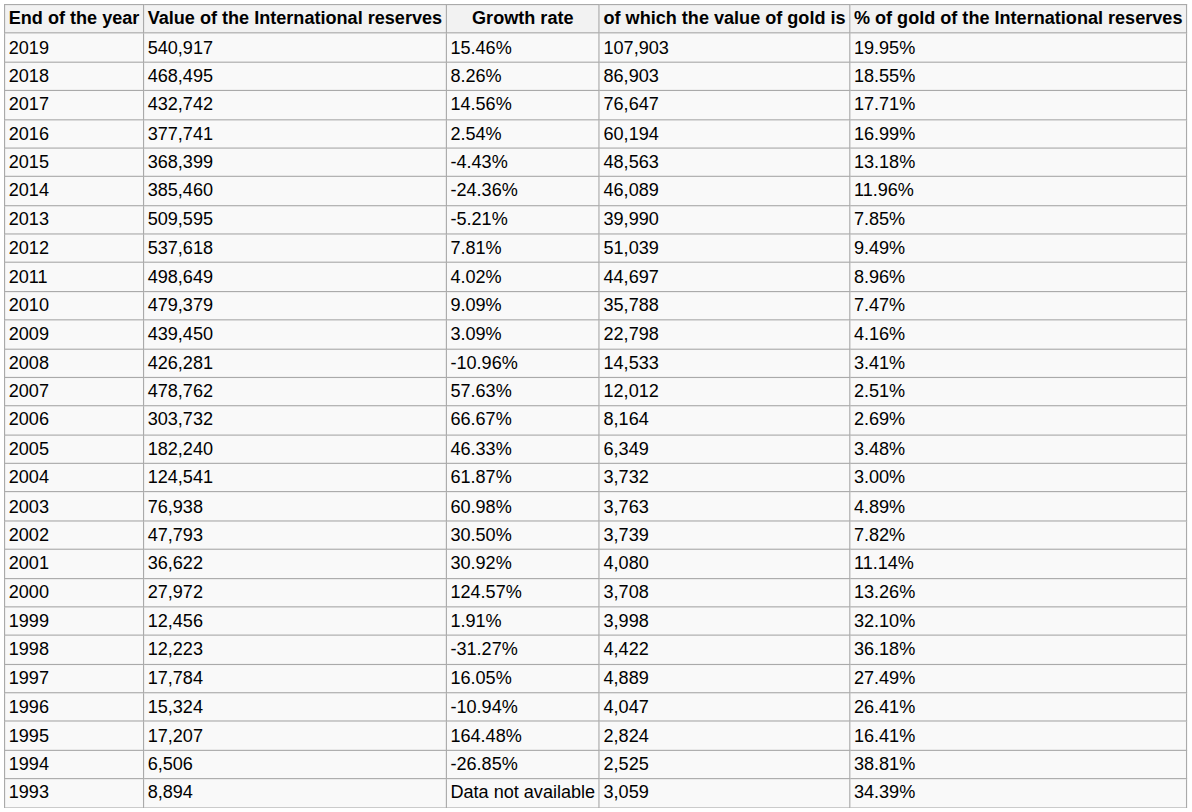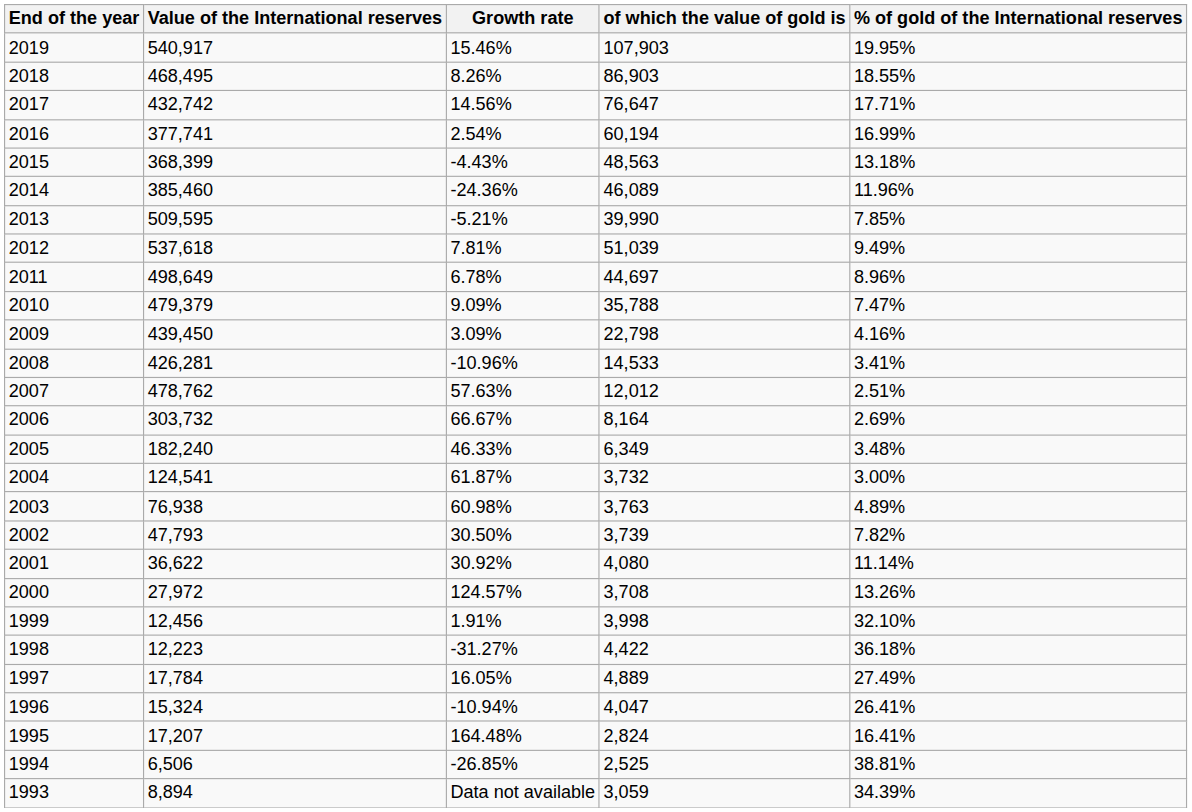(476, 276) 4.02% -> (476, 276) 6.78%
